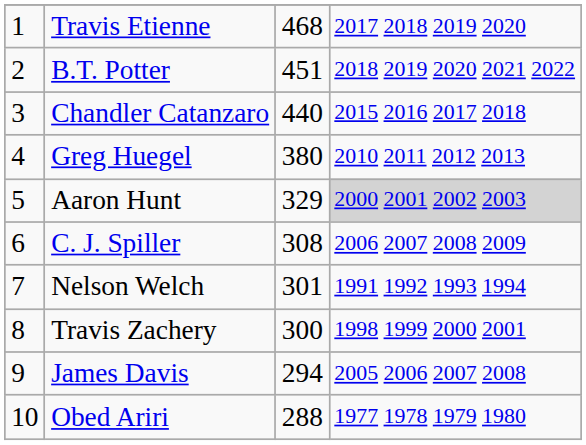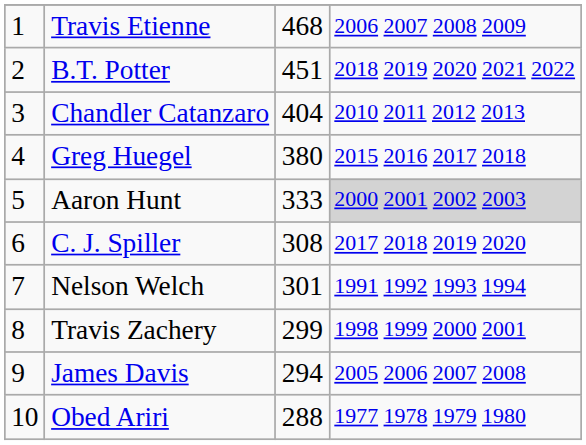(430, 26) 2017 2018 2019 2020 -> (430, 26) 2006 2007 2008 2009
(302, 112) 440 -> (302, 112) 404
(430, 112) 2015 2016 2017 2018 -> (430, 112) 2010 2011 2012 2013
(430, 156) 2010 2011 2012 2013 -> (430, 156) 2015 2016 2017 2018
(302, 199) 329 -> (302, 199) 333
(430, 243) 2006 2007 2008 2009 -> (430, 243) 2017 2018 2019 2020
(302, 329) 300 -> (302, 329) 299
